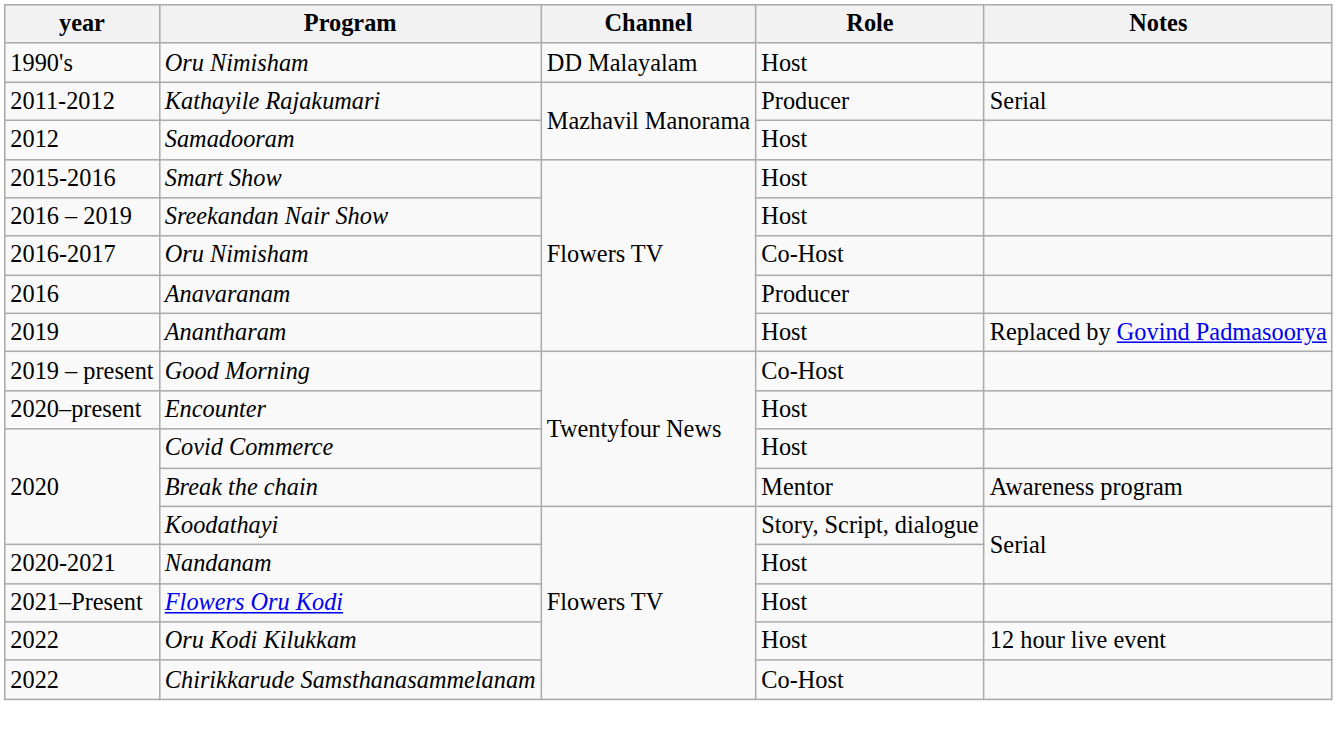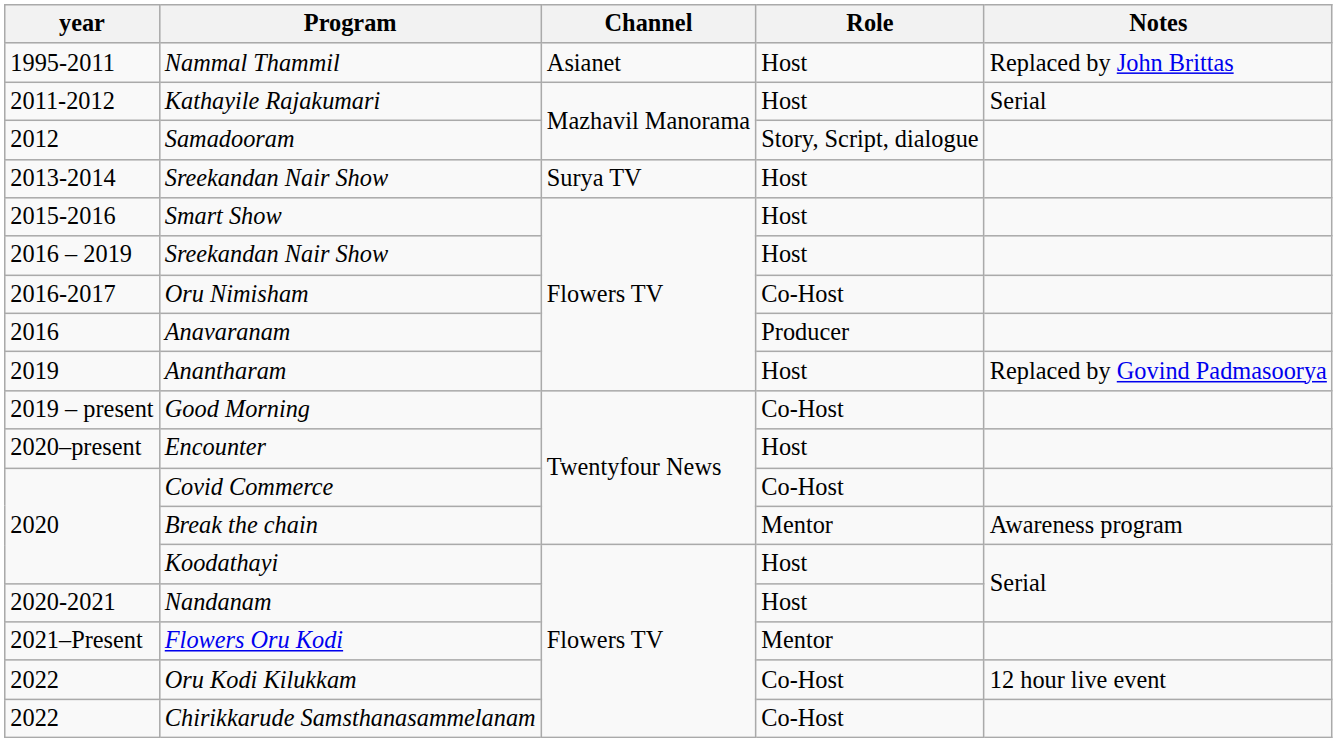- row: (42, 62)
+ row: (63, 62)
(805, 100) Producer -> (784, 100) Host
(784, 139) Host -> (870, 139) Story, Script, dialogue
+ row: (63, 178)
(784, 448) Host -> (803, 486) Co-Host
(870, 525) Story, Script, dialogue -> (784, 563) Host
(784, 602) Host -> (797, 640) Mentor
(784, 640) Host -> (803, 679) Co-Host
